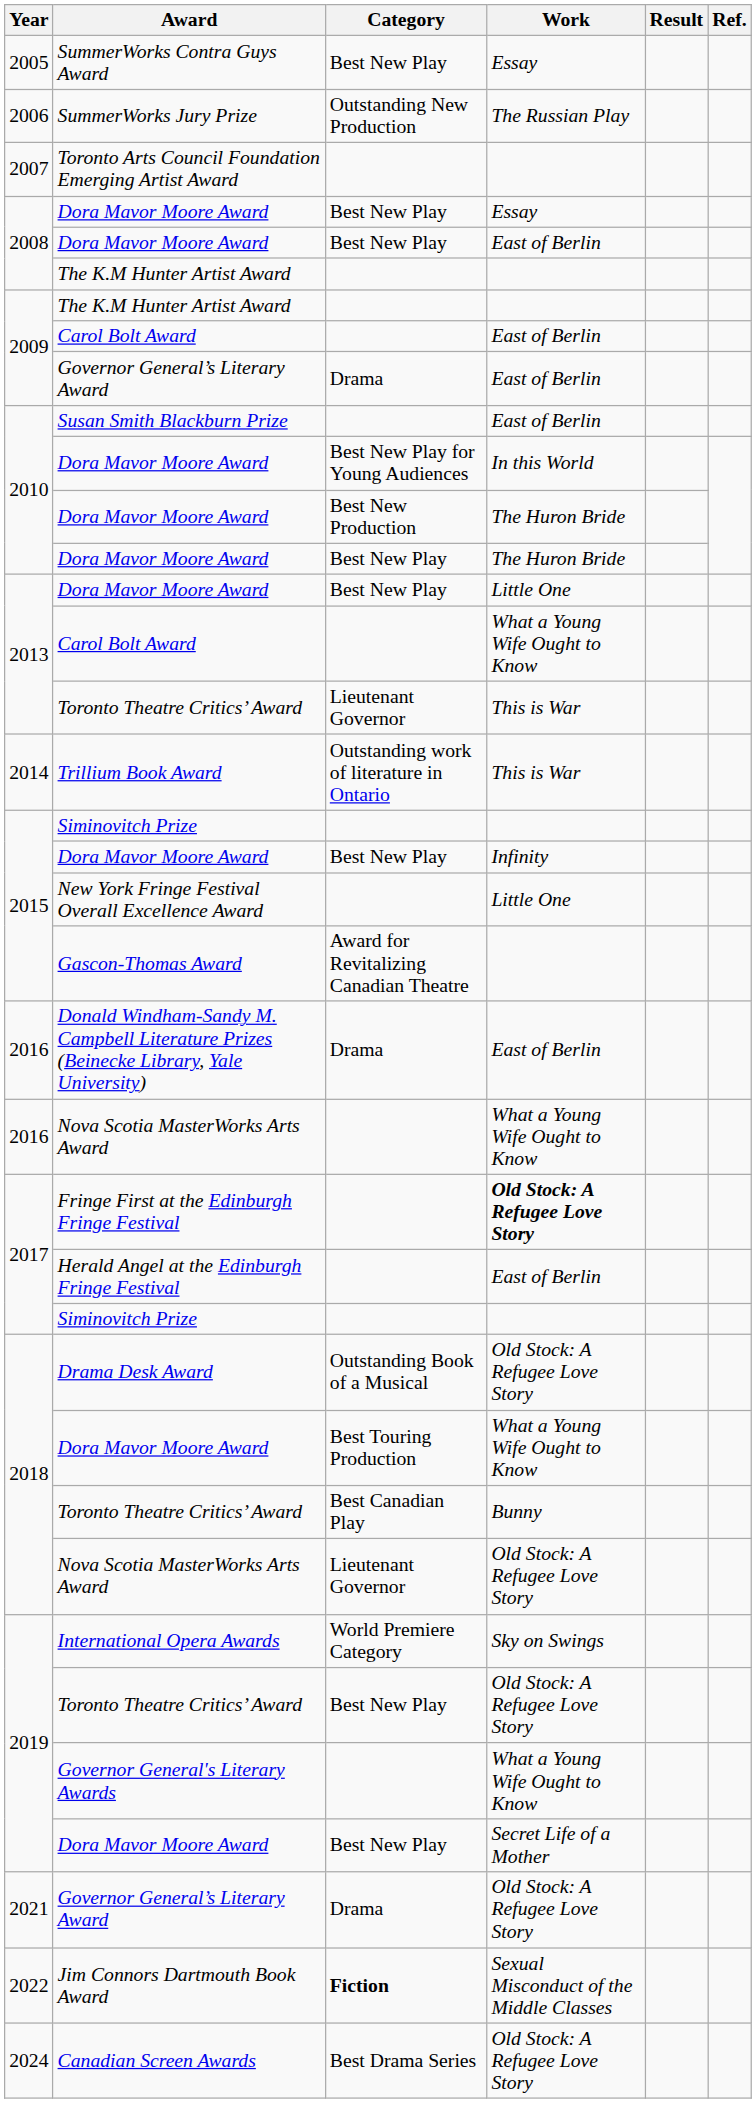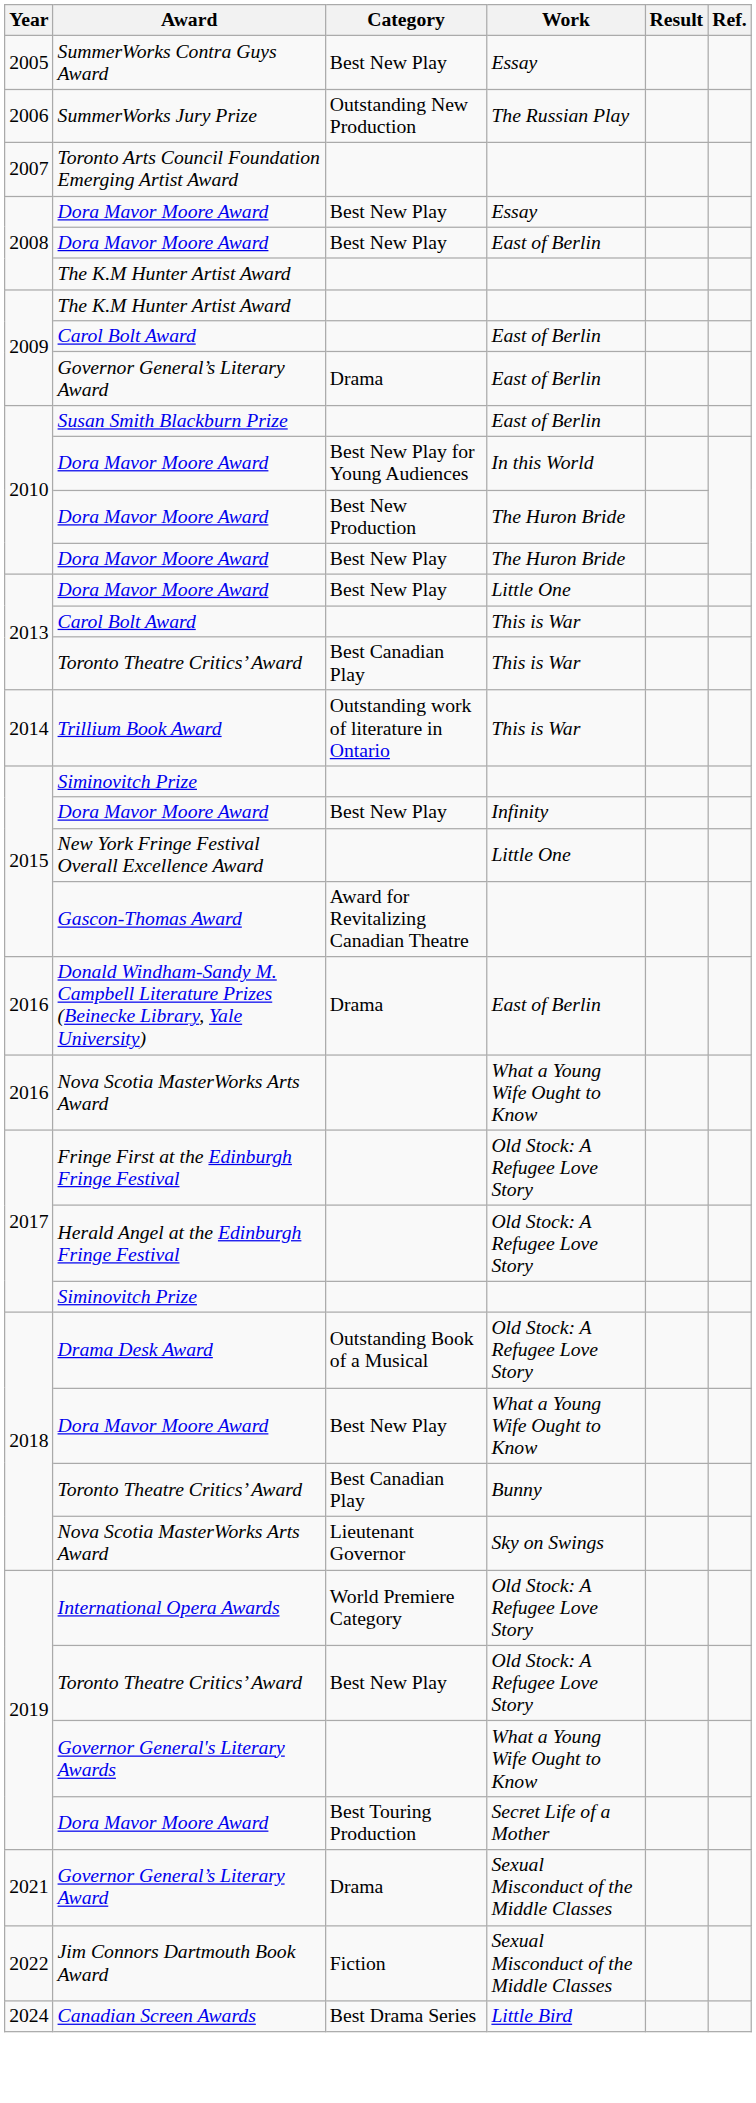(546, 643) What a Young Wife Ought to Know -> (536, 621) This is War
(372, 707) Lieutenant Governor -> (387, 663) Best Canadian Play
(547, 1211) bold -> (545, 1167) normal
(546, 1276) East of Berlin -> (545, 1243) Old Stock: A Refugee Love Story
(381, 1447) Best Touring Production -> (388, 1425) Best New Play
(545, 1576) Old Stock: A Refugee Love Story -> (548, 1543) Sky on Swings
(548, 1640) Sky on Swings -> (545, 1607) Old Stock: A Refugee Love Story
(388, 1845) Best New Play -> (381, 1822) Best Touring Production
(545, 1909) Old Stock: A Refugee Love Story -> (562, 1887) Sexual Misconduct of the Middle Classes
(359, 1985) bold -> (358, 1962) normal
(545, 2060) Old Stock: A Refugee Love Story -> (532, 2016) Little Bird
